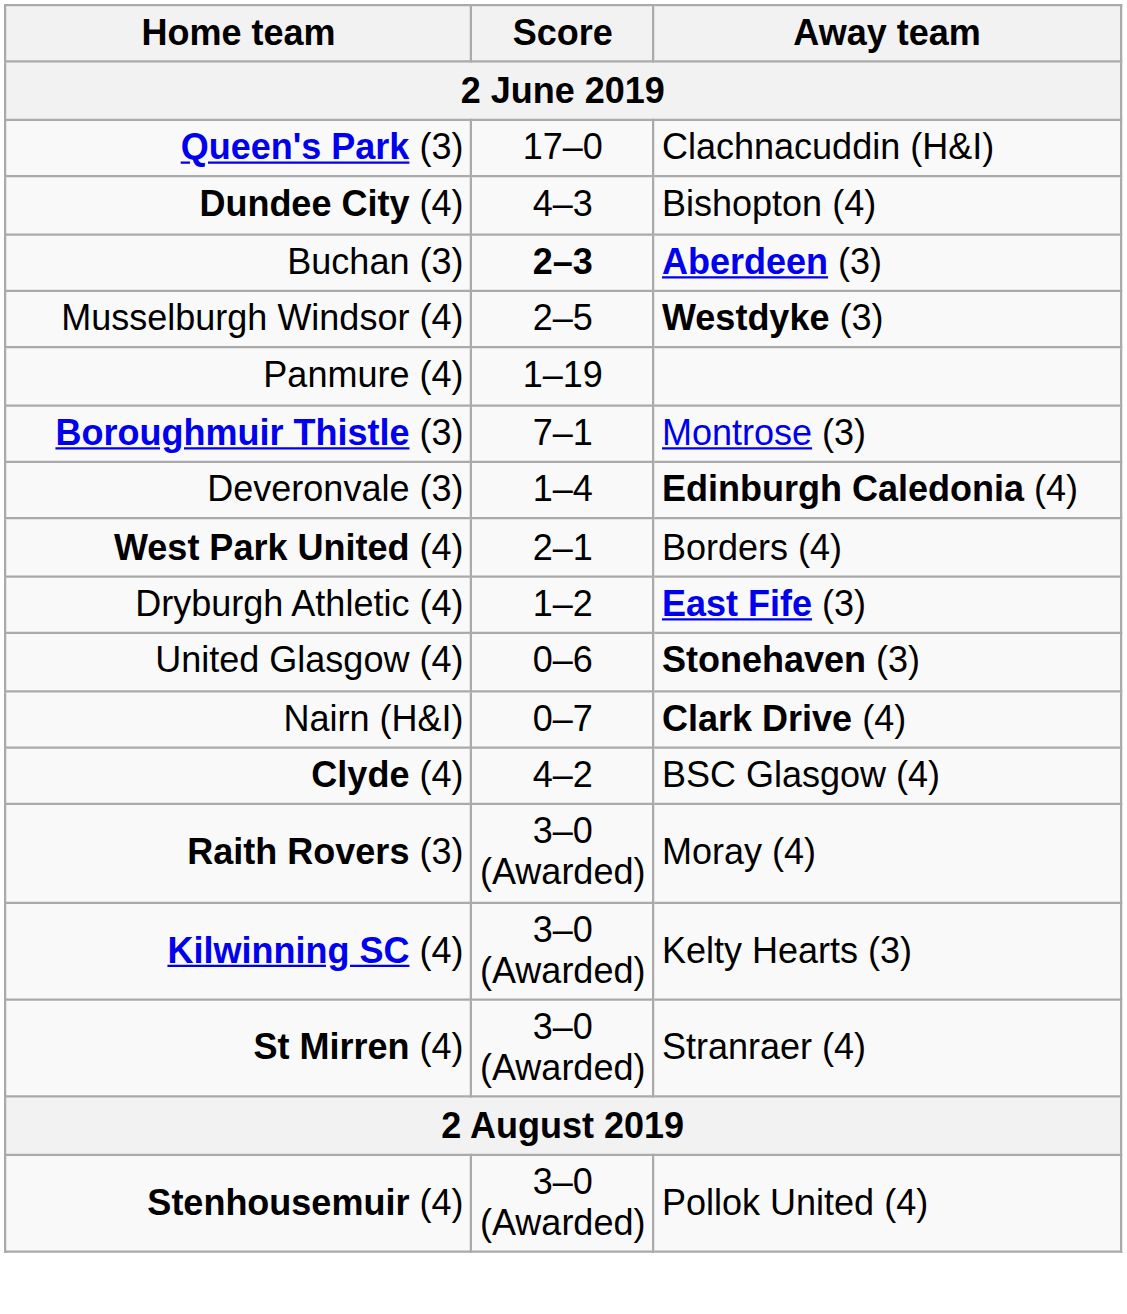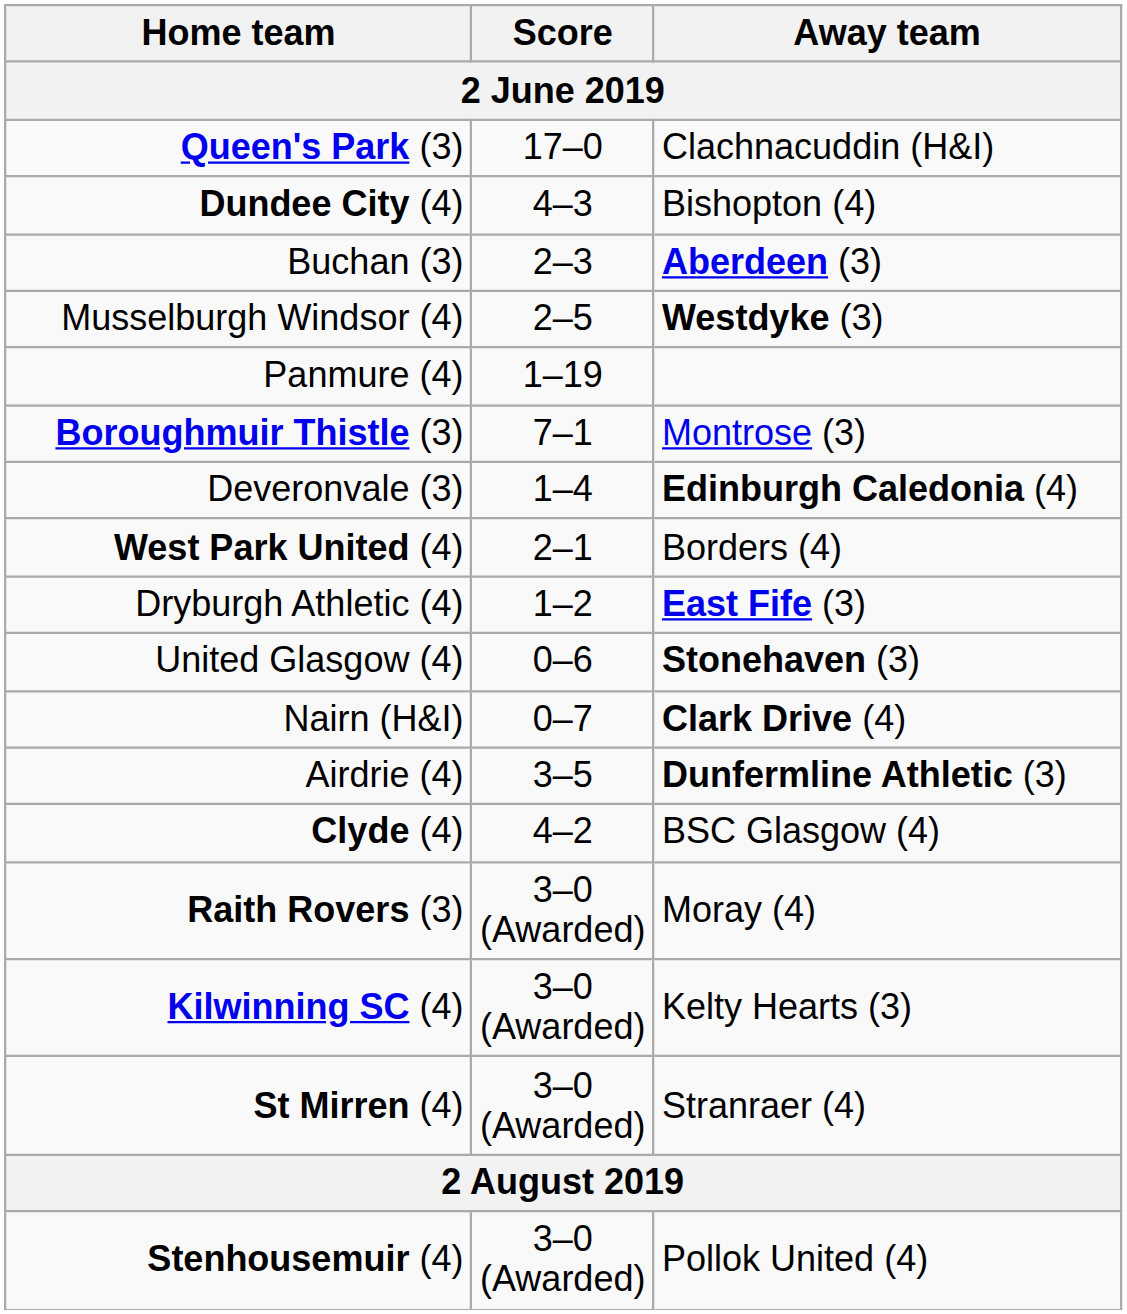(563, 261) bold -> (563, 261) normal
+ row: (384, 775)
